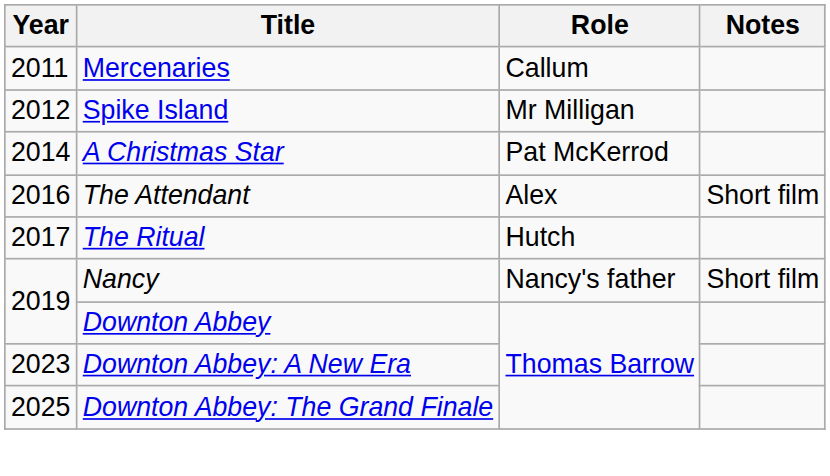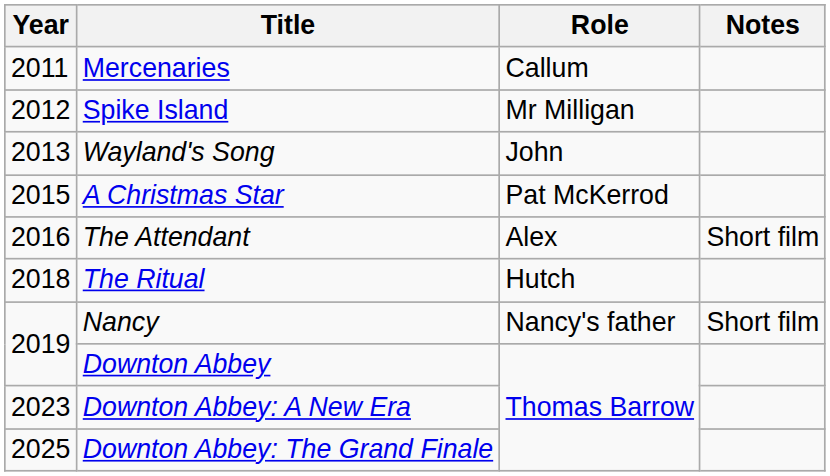+ row: (179, 152)
(41, 152) 2014 -> (41, 195) 2015
(41, 237) 2017 -> (41, 279) 2018
